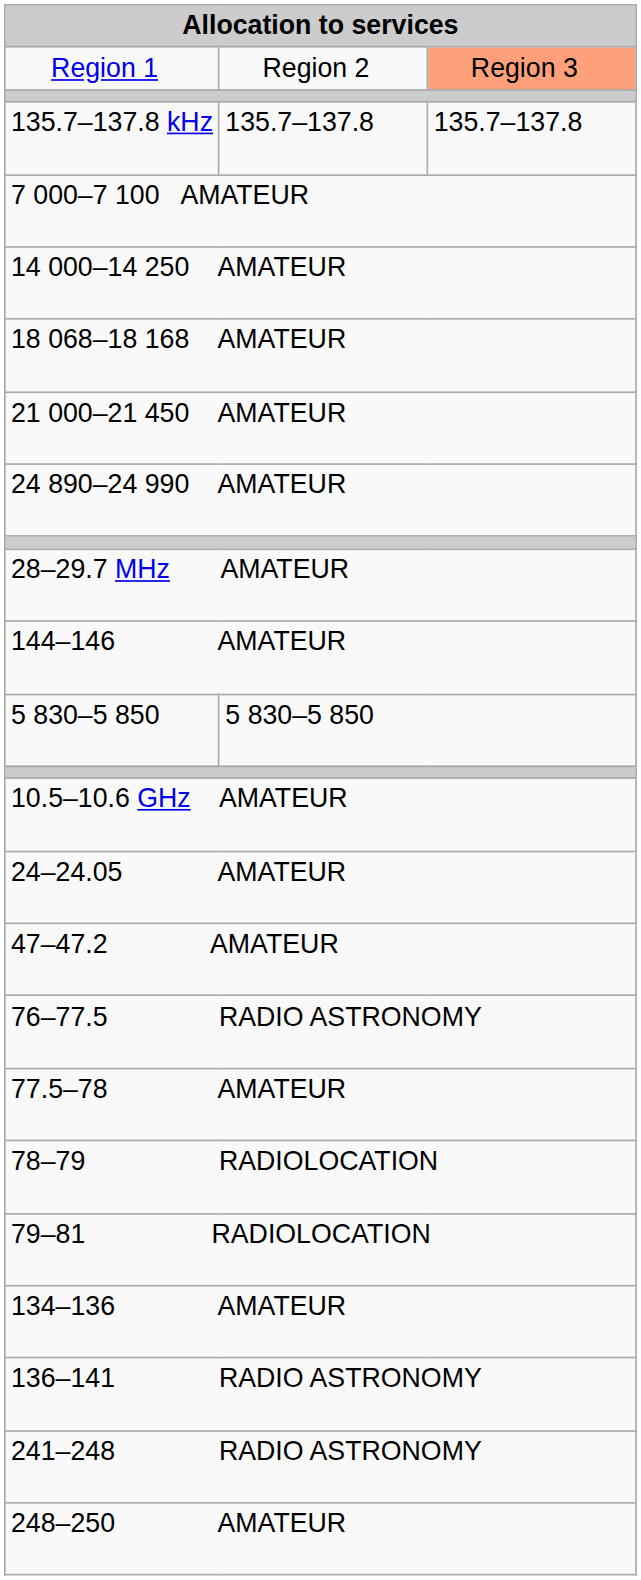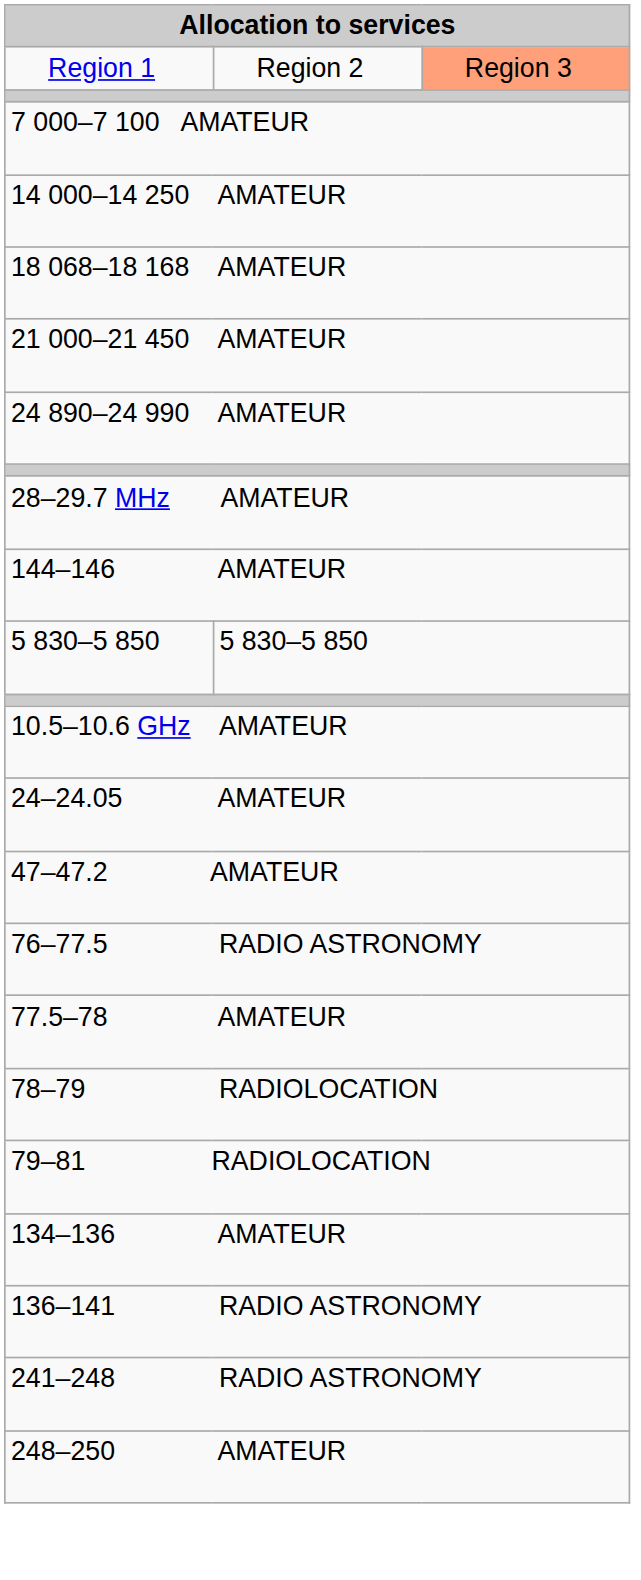- row: (112, 122)
